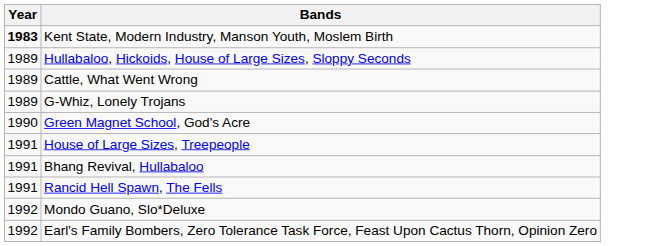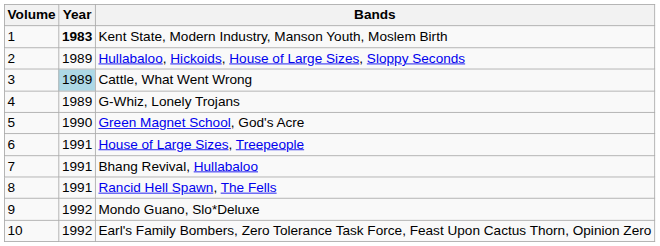+ column: (32, 15)
(23, 79) no background -> (77, 79) lightblue background
